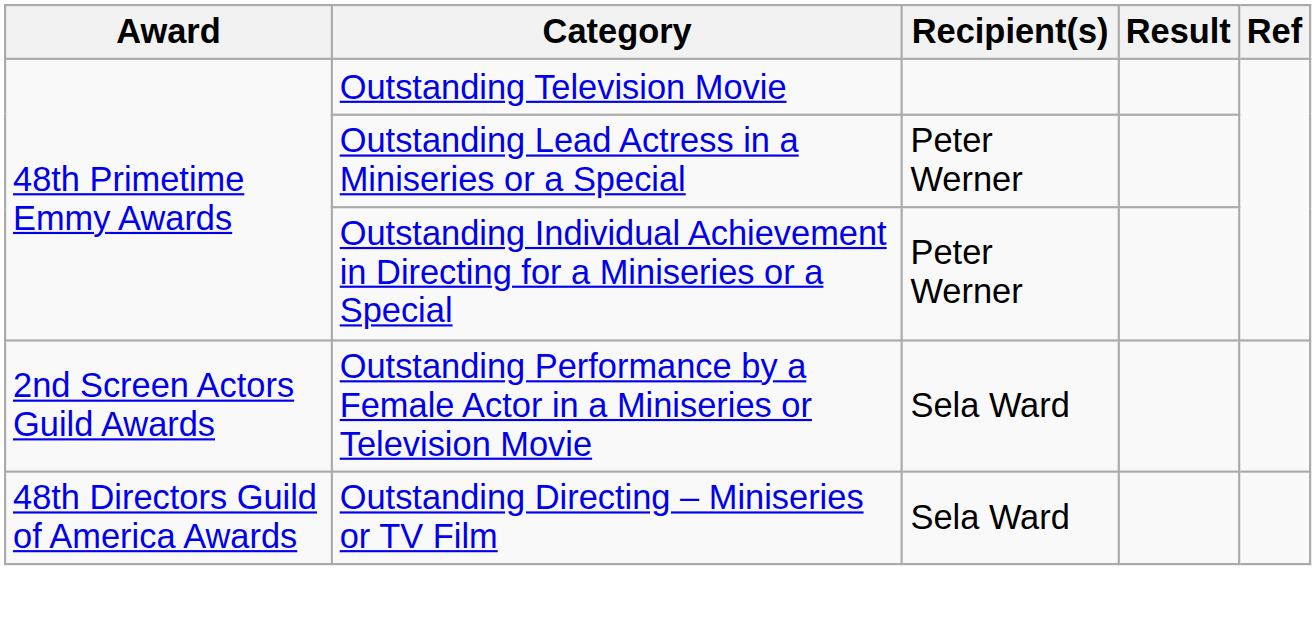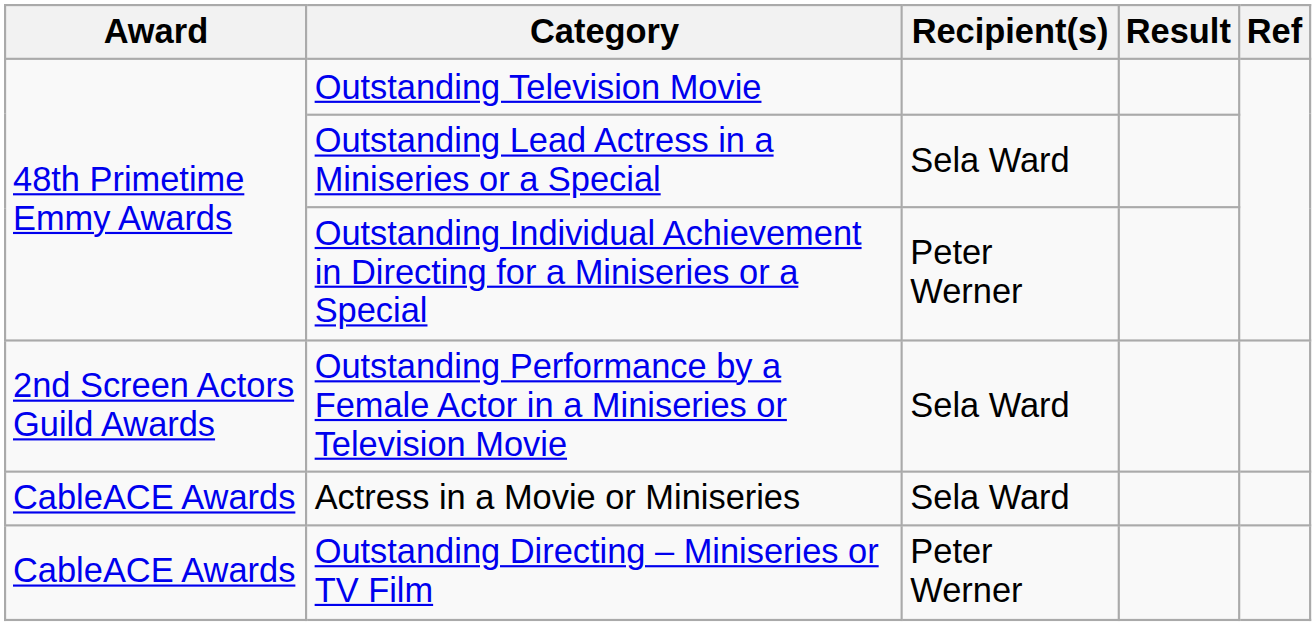(967, 160) Peter Werner -> (990, 160) Sela Ward
+ row: (557, 498)
(165, 517) 48th Directors Guild of America Awards -> (154, 571) CableACE Awards
(990, 517) Sela Ward -> (966, 571) Peter Werner
